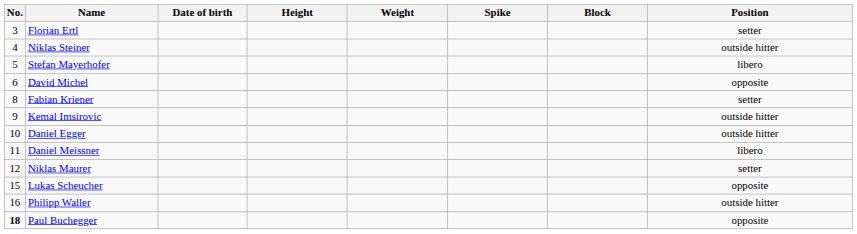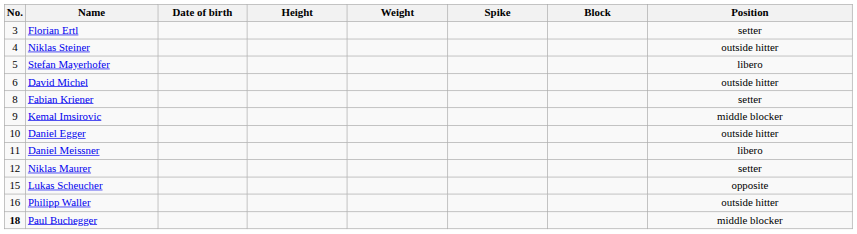(750, 82) opposite -> (750, 82) outside hitter
(750, 116) outside hitter -> (750, 116) middle blocker
(750, 220) opposite -> (750, 220) middle blocker
